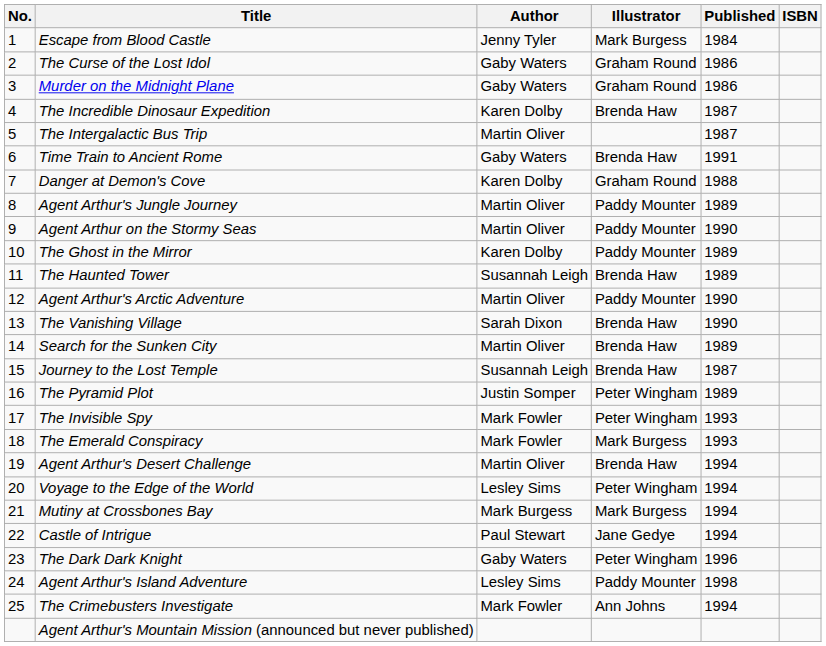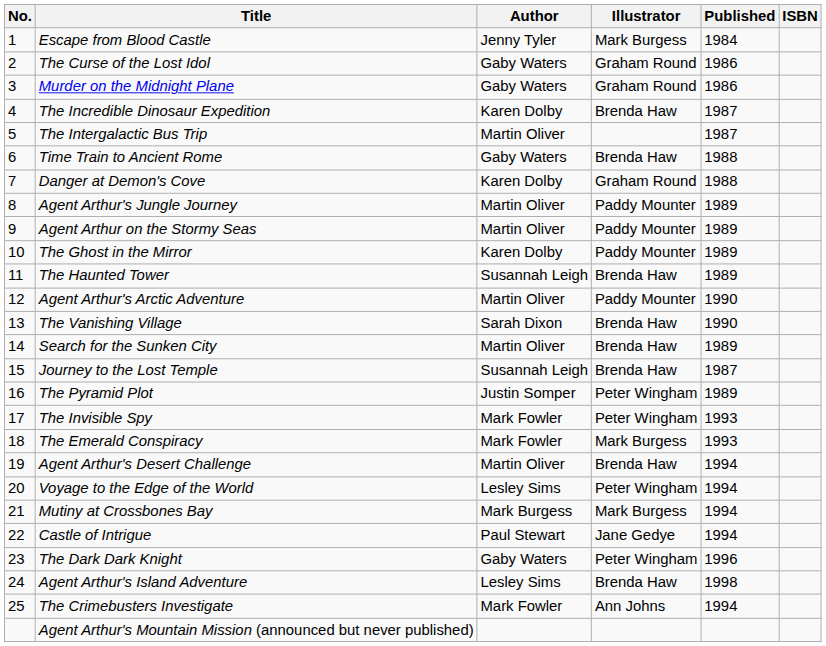(721, 157) 1991 -> (721, 157) 1988
(721, 228) 1990 -> (721, 228) 1989
(645, 582) Paddy Mounter -> (636, 582) Brenda Haw
